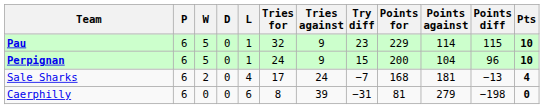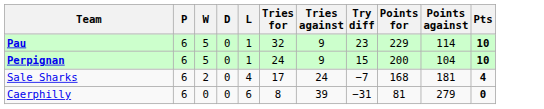- column: (493, 19)
